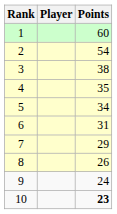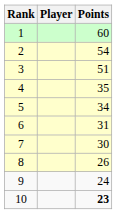(103, 70) 38 -> (103, 70) 51
(103, 144) 29 -> (103, 144) 30
